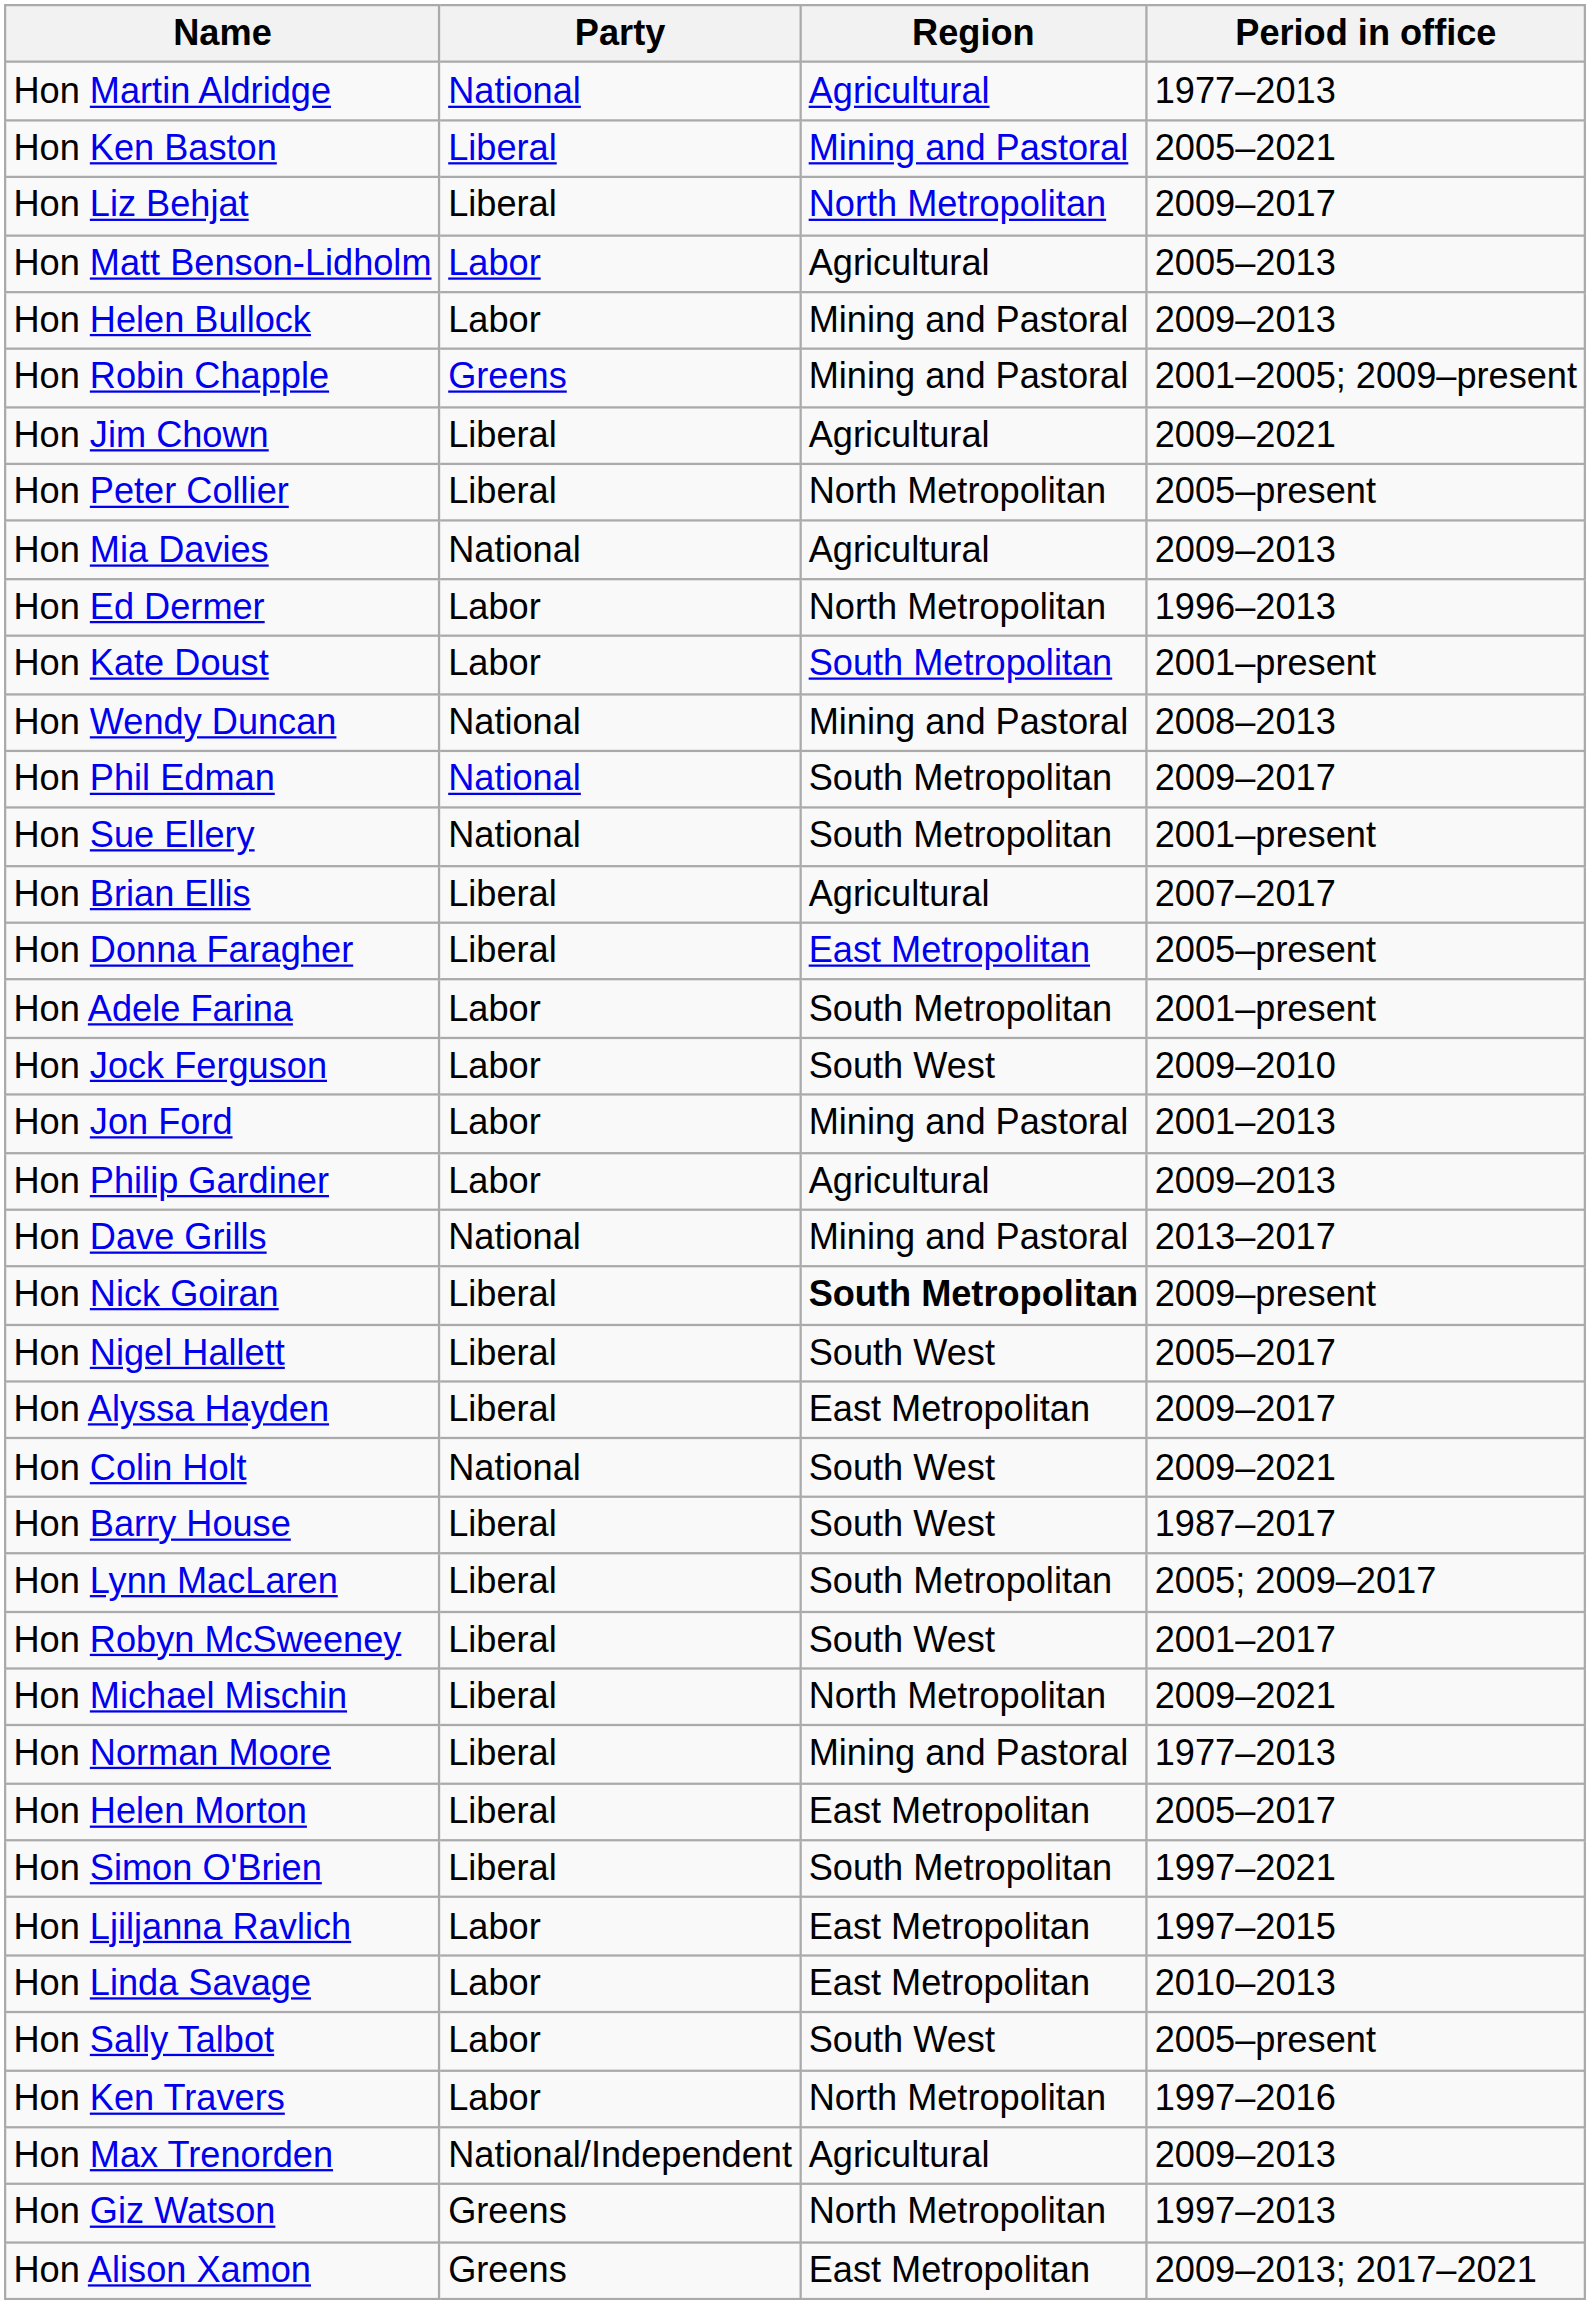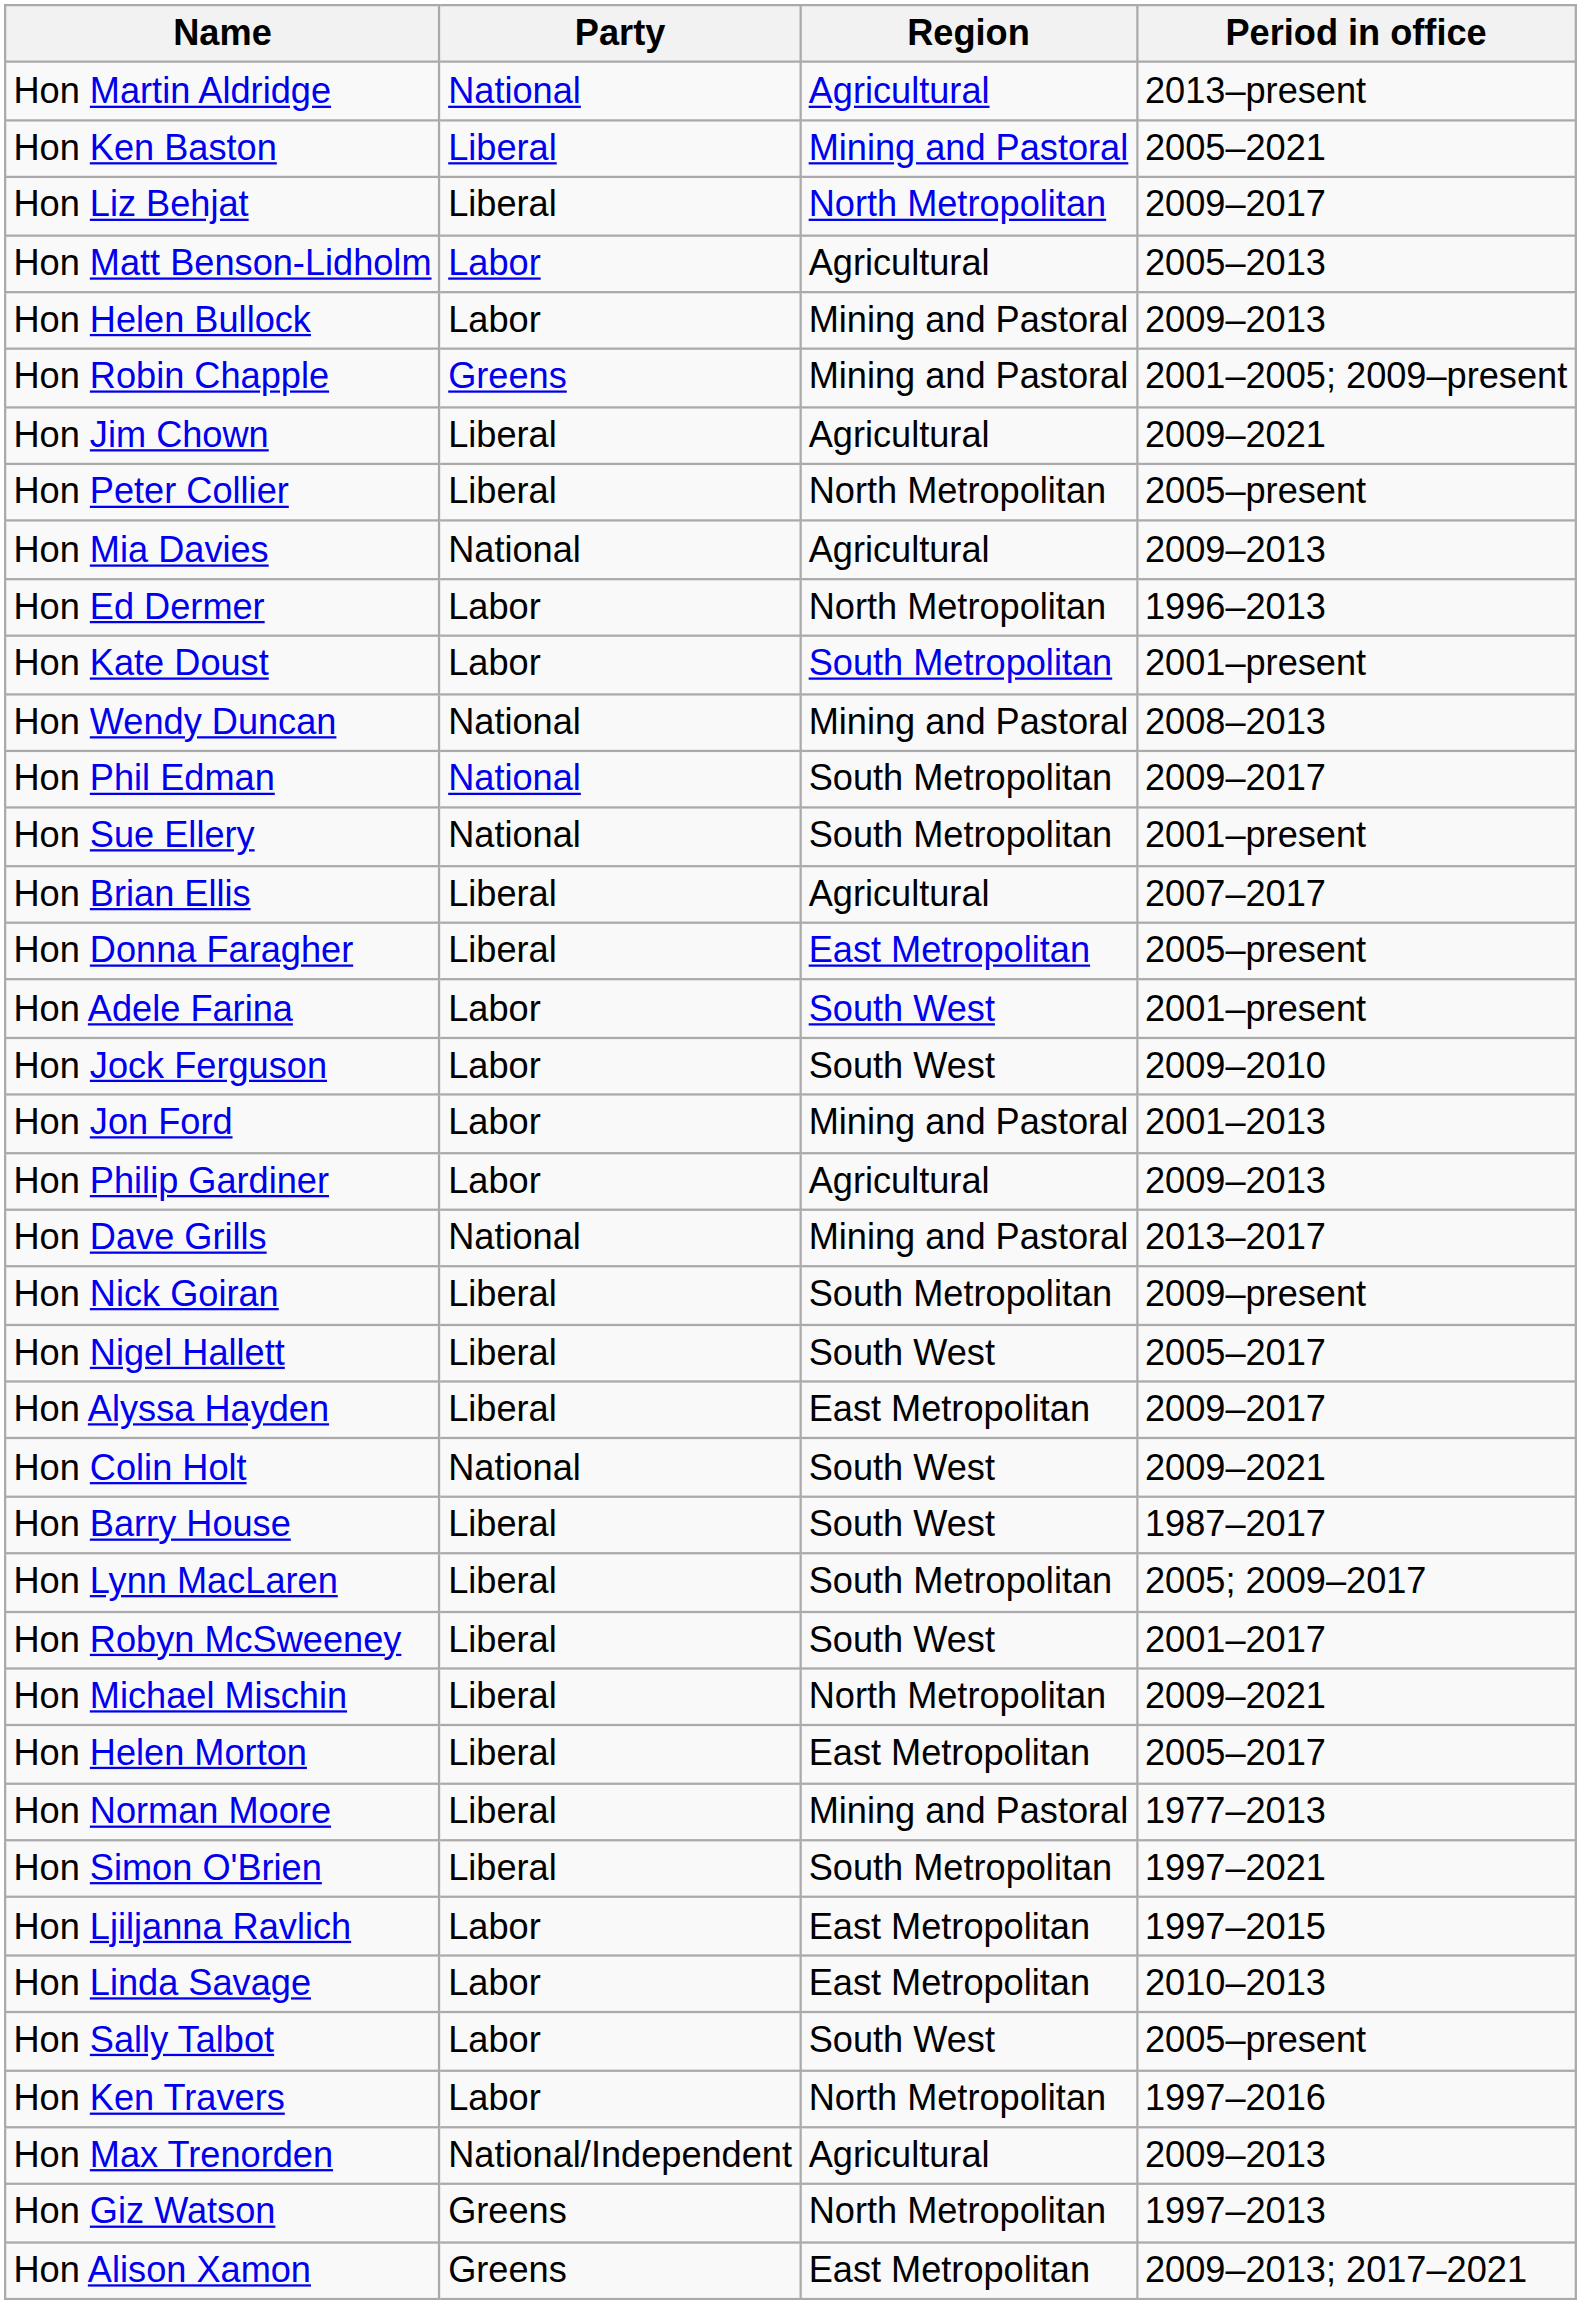(1245, 90) 1977–2013 -> (1256, 90) 2013–present
(960, 1008) South Metropolitan -> (902, 1008) South West
(973, 1294) bold -> (960, 1294) normal
rows swapped: (172, 1753) <-> (160, 1810)
